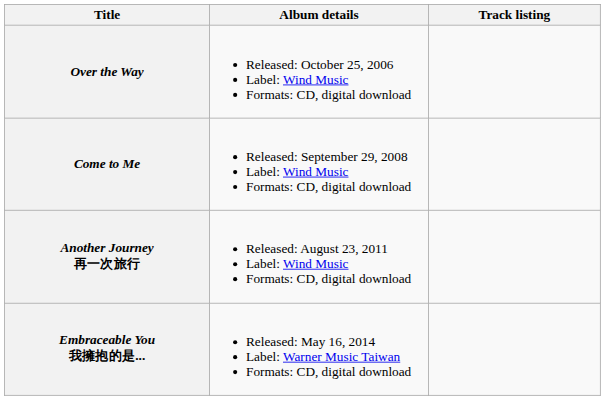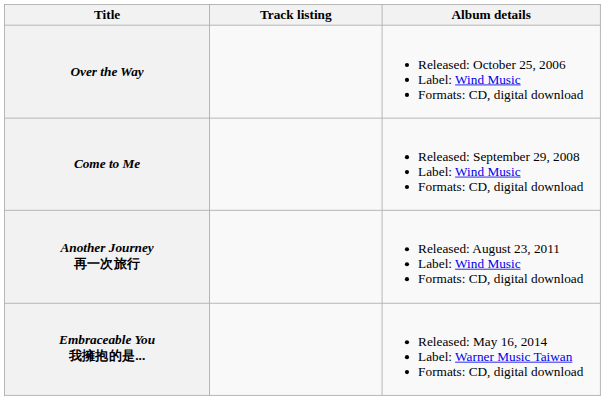columns swapped: (319, 15) <-> (514, 15)
